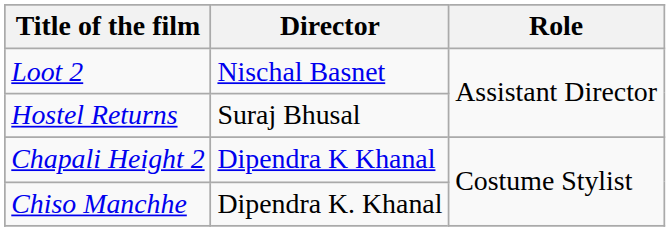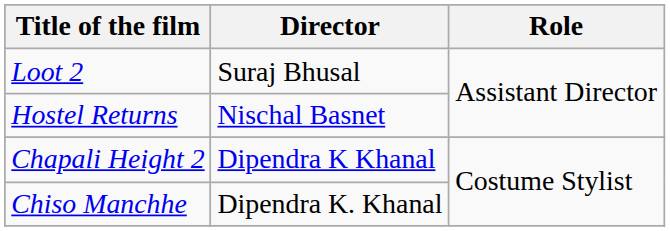(301, 70) Nischal Basnet -> (289, 70) Suraj Bhusal
(289, 114) Suraj Bhusal -> (301, 114) Nischal Basnet
